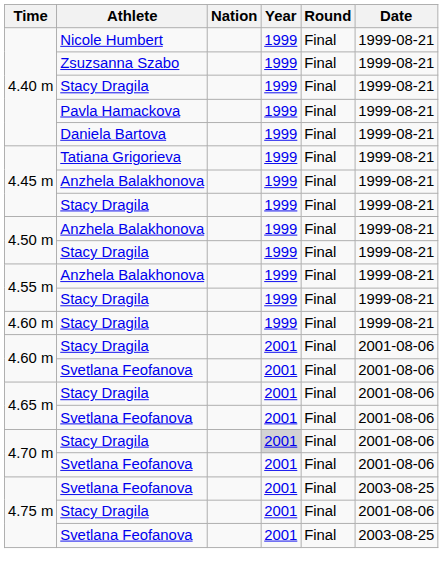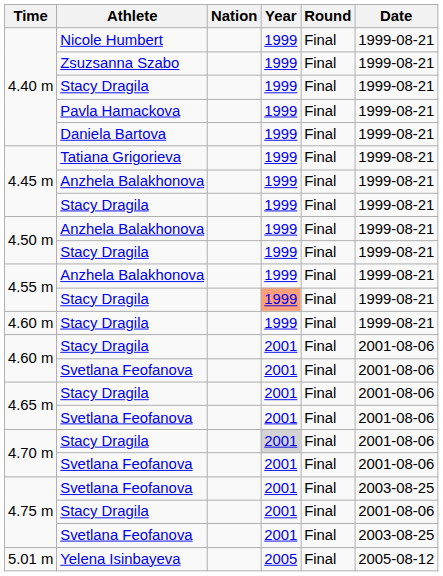(281, 299) no background -> (281, 299) lightsalmon background
+ row: (31, 559)
